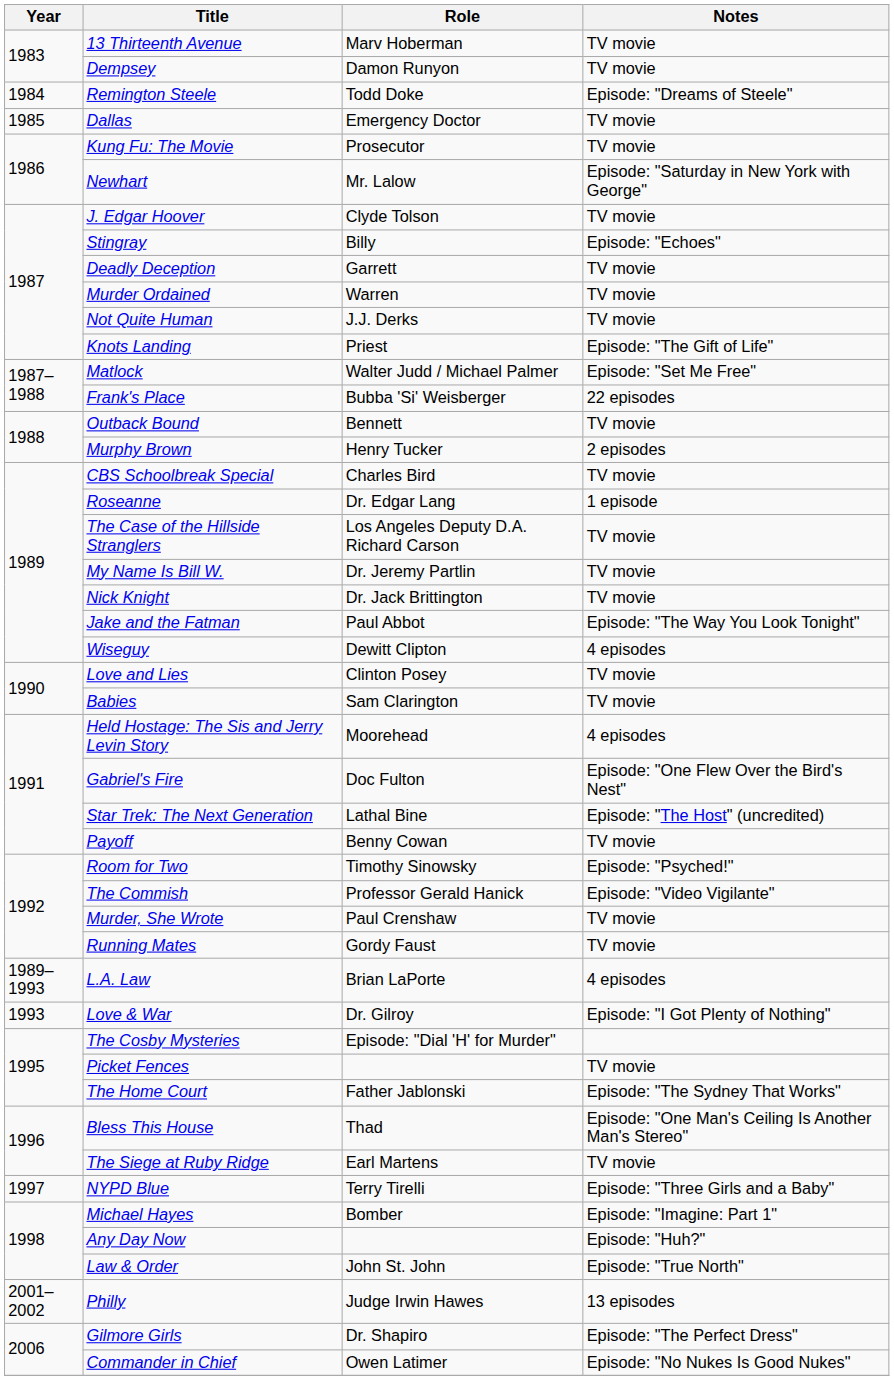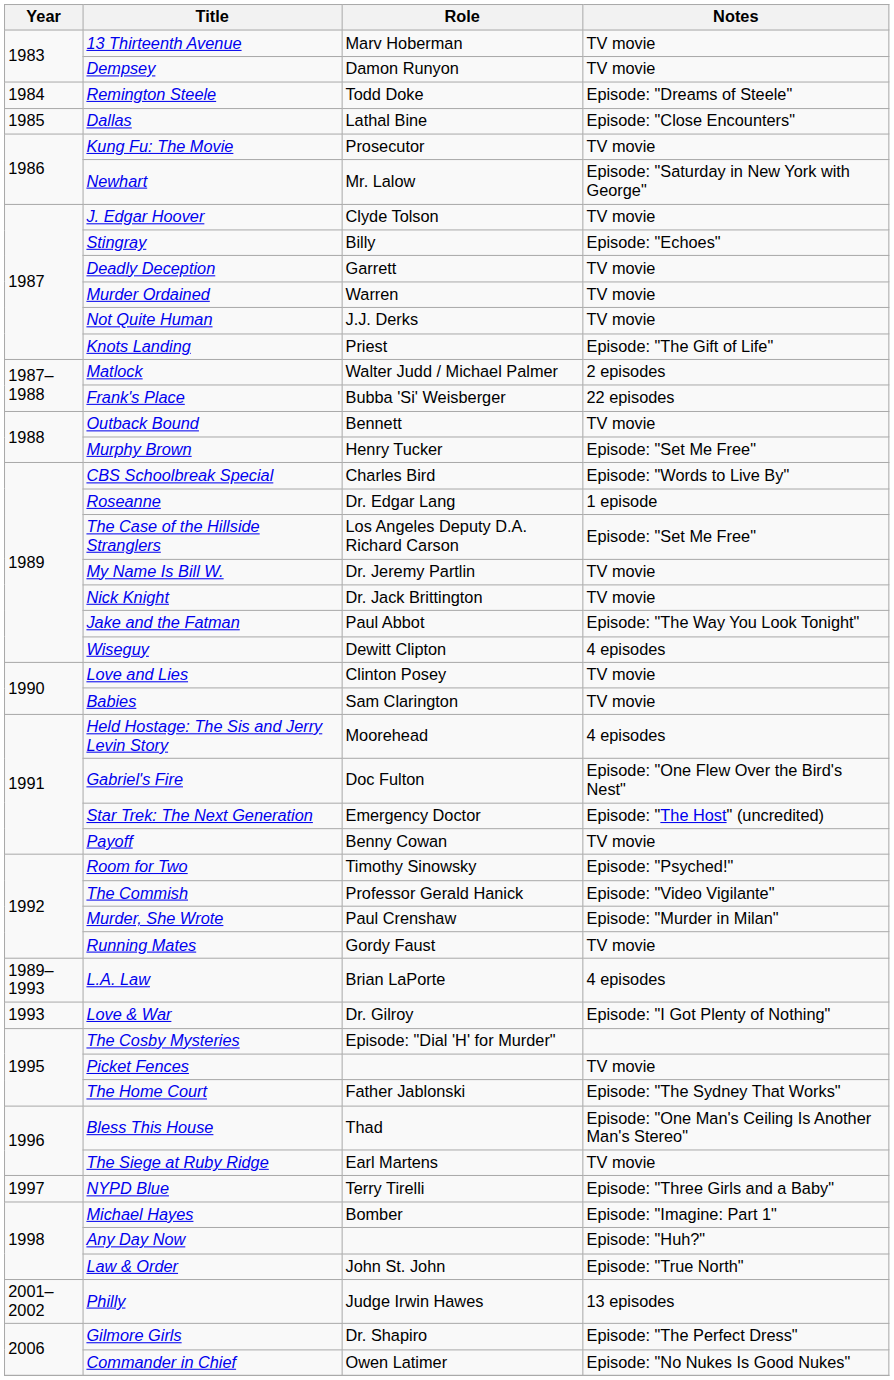(413, 120) Emergency Doctor -> (386, 120) Lathal Bine
(621, 120) TV movie -> (691, 120) Episode: "Close Encounters"
(671, 372) Episode: "Set Me Free" -> (626, 372) 2 episodes
(626, 449) 2 episodes -> (671, 449) Episode: "Set Me Free"
(621, 475) TV movie -> (688, 475) Episode: "Words to Live By"
(621, 536) TV movie -> (671, 536) Episode: "Set Me Free"
(386, 815) Lathal Bine -> (413, 815) Emergency Doctor
(621, 919) TV movie -> (683, 919) Episode: "Murder in Milan"
